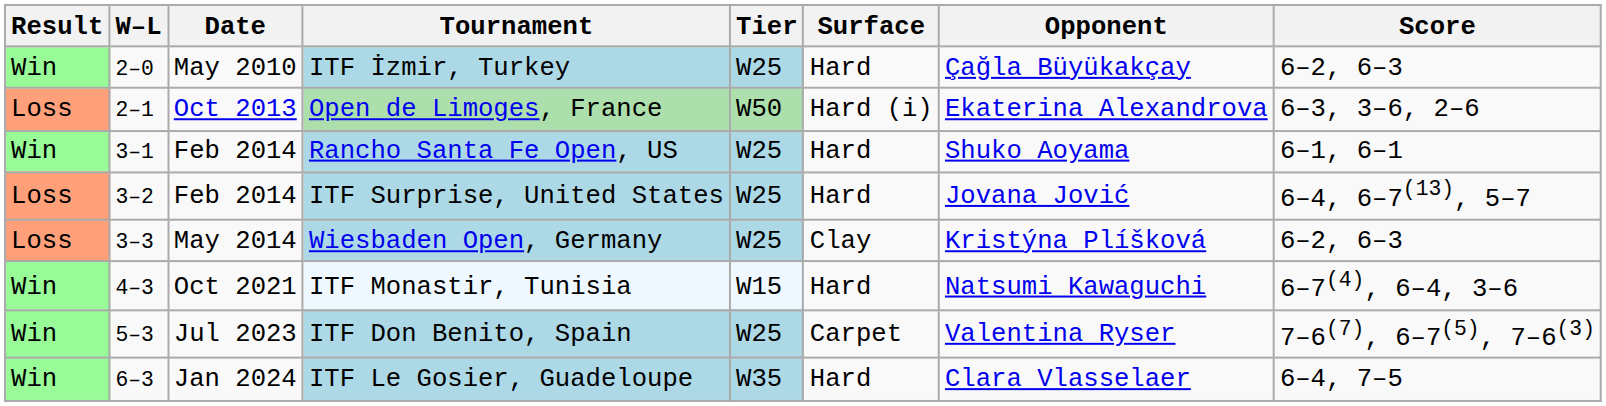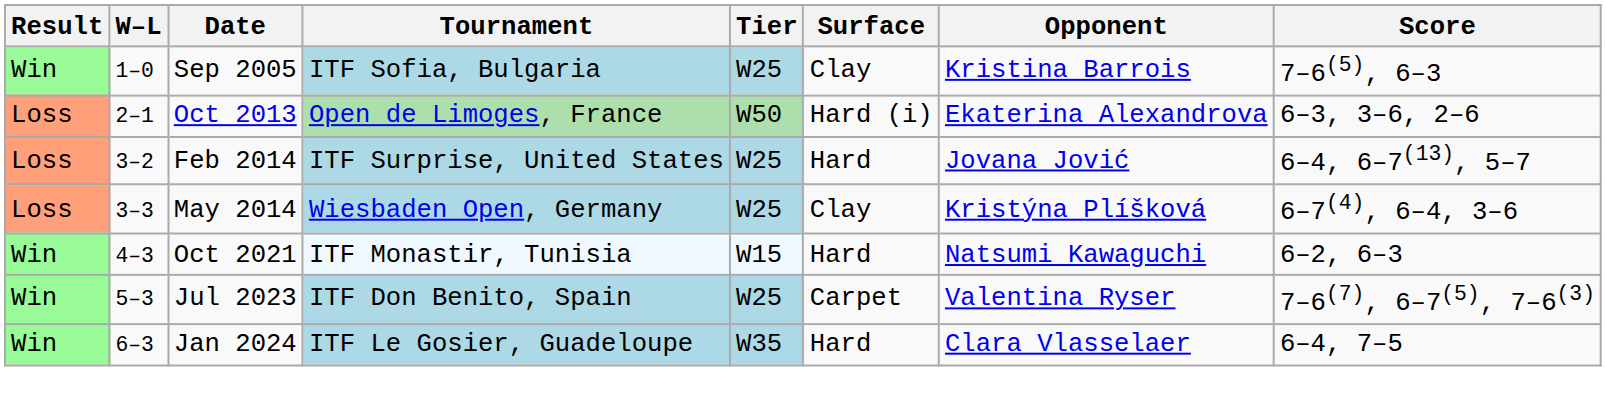+ row: (455, 71)
- row: (440, 68)
- row: (493, 151)
(1341, 241) 6–2, 6–3 -> (1399, 209) 6–7(4), 6–4, 3–6
(1399, 286) 6–7(4), 6–4, 3–6 -> (1341, 254) 6–2, 6–3
